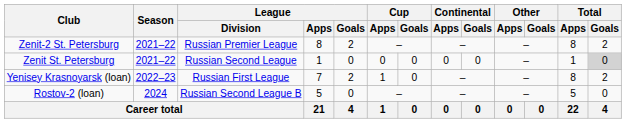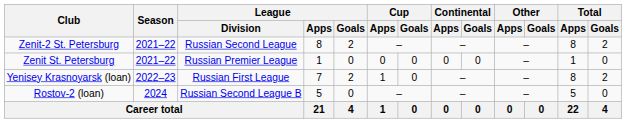(241, 45) Russian Premier League -> (241, 45) Russian Second League
(241, 61) Russian Second League -> (241, 61) Russian Premier League
(605, 61) lightgrey background -> (605, 61) no background
